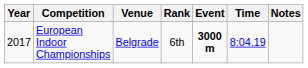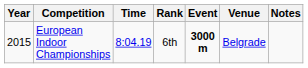columns swapped: (137, 13) <-> (248, 13)
(19, 42) 2017 -> (19, 42) 2015
